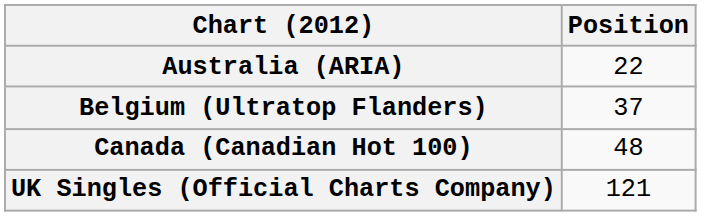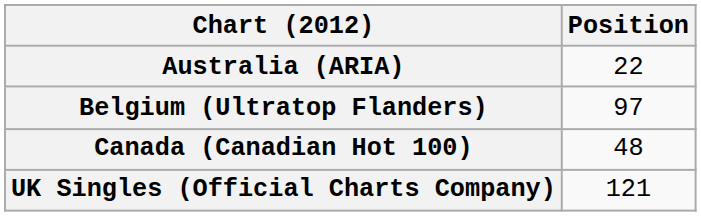(628, 108) 37 -> (628, 108) 97
